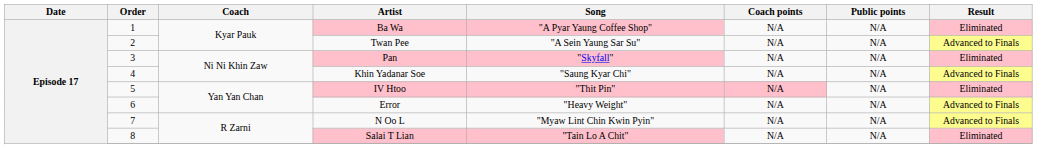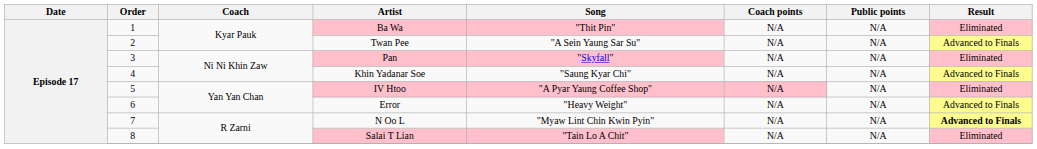(595, 27) "A Pyar Yaung Coffee Shop" -> (595, 27) "Thit Pin"
(595, 89) "Thit Pin" -> (595, 89) "A Pyar Yaung Coffee Shop"
(981, 120) normal -> (981, 120) bold
